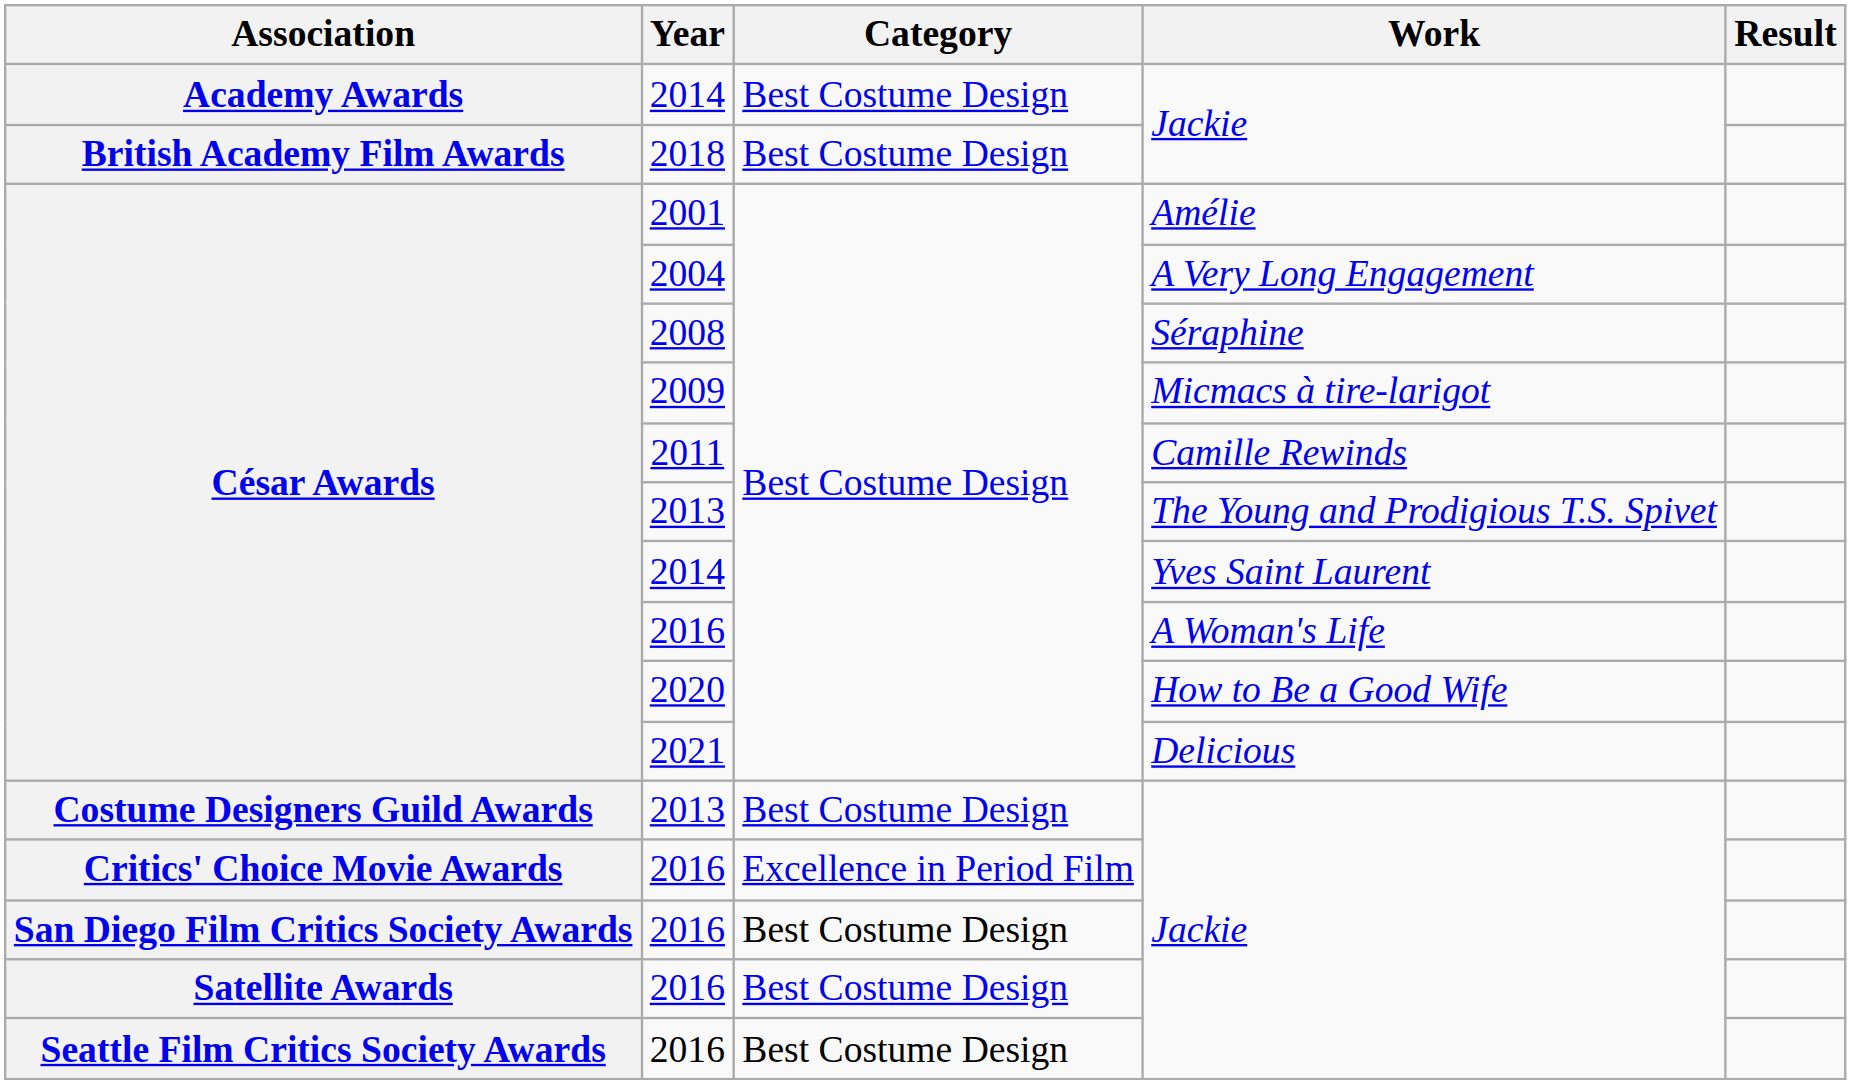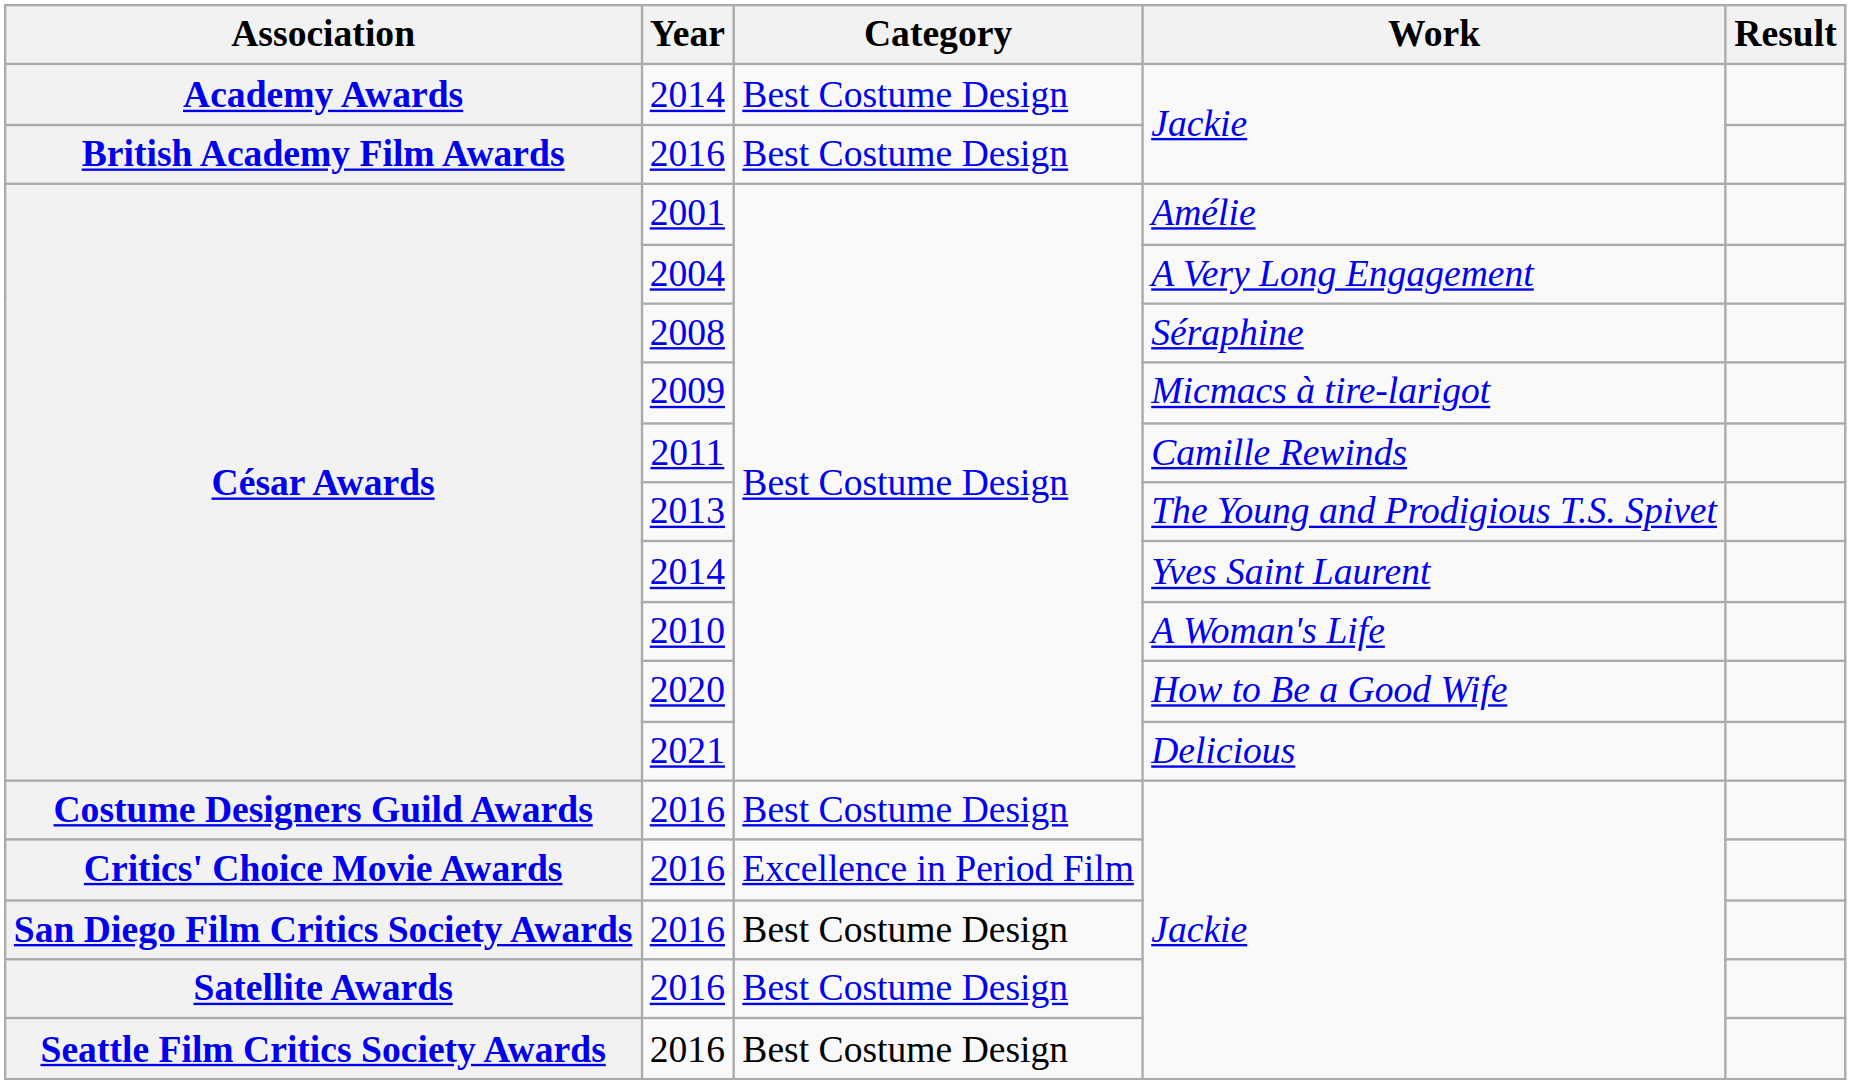(687, 153) 2018 -> (687, 153) 2016
(687, 630) 2016 -> (687, 630) 2010
(687, 809) 2013 -> (687, 809) 2016
